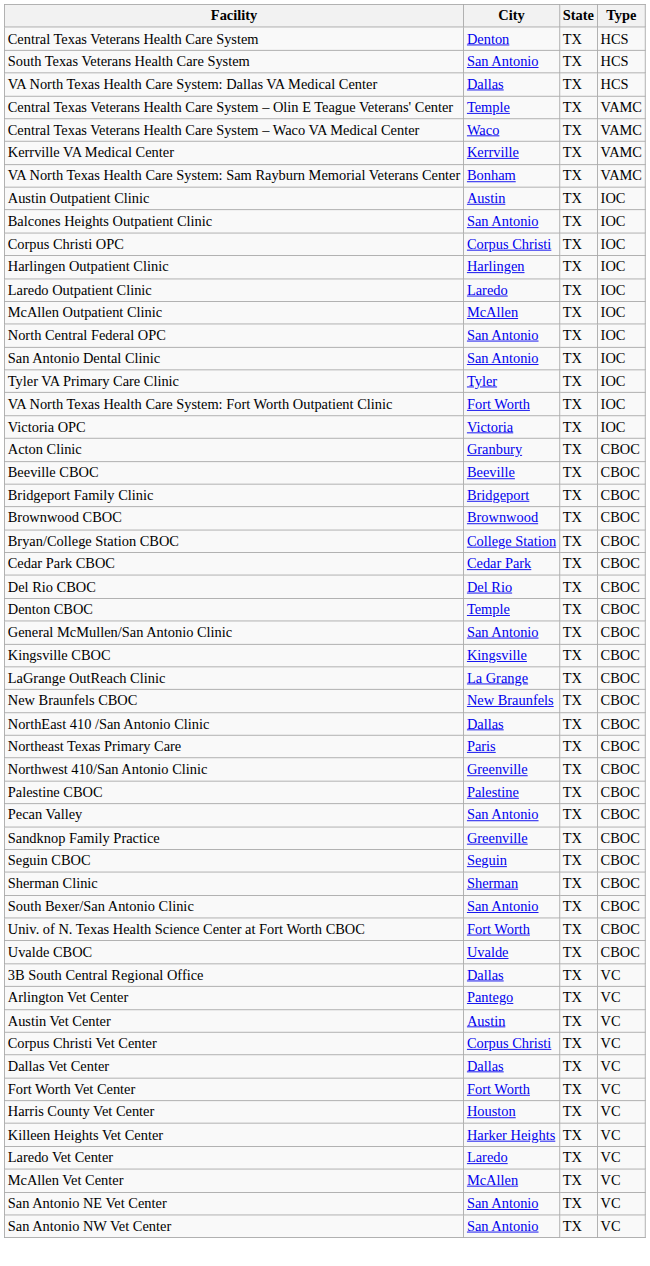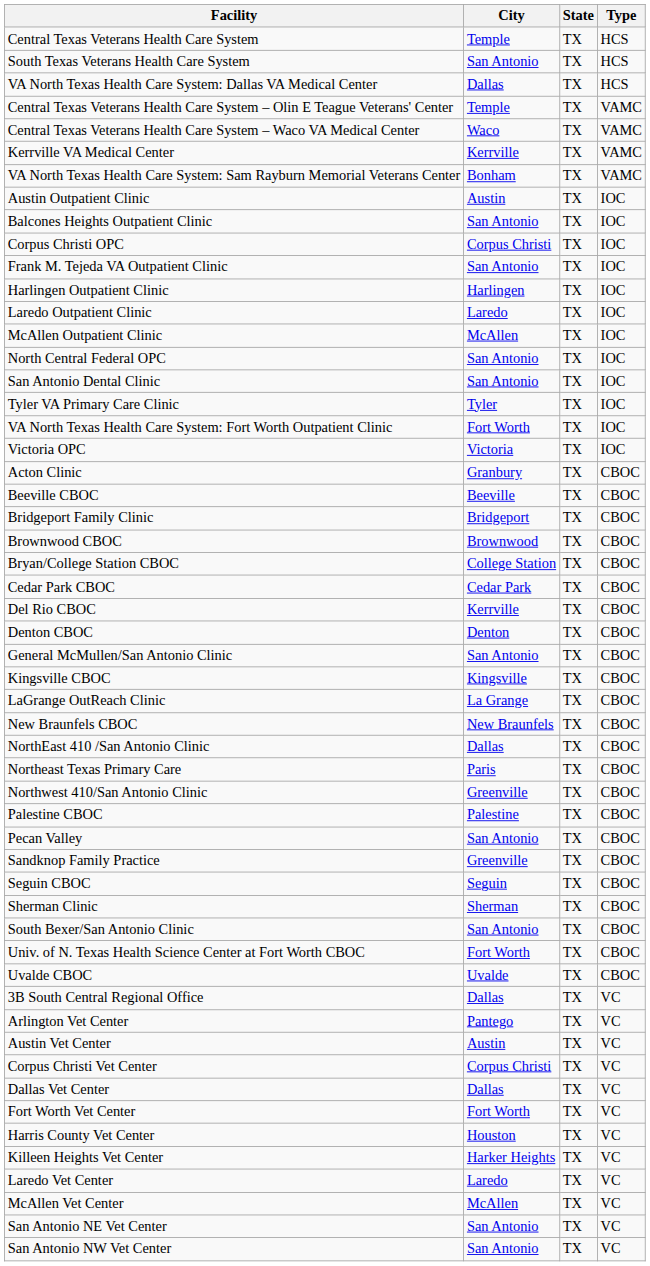(488, 38) Denton -> (488, 38) Temple
+ row: (118, 267)
(490, 586) Del Rio -> (493, 609) Kerrville
(488, 609) Temple -> (488, 632) Denton
